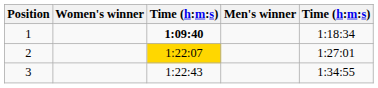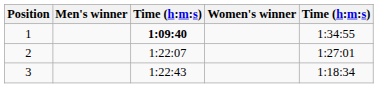columns swapped: (260, 14) <-> (100, 14)
(336, 33) 1:18:34 -> (336, 33) 1:34:55
(184, 53) gold background -> (168, 53) no background
(336, 72) 1:34:55 -> (336, 72) 1:18:34
